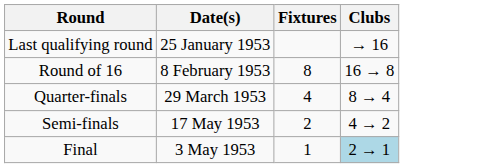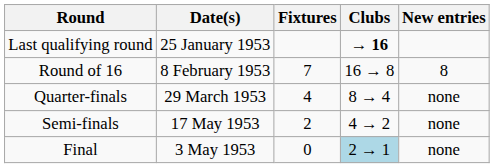+ column: (444, 17)
(369, 44) normal -> (369, 44) bold
(307, 70) 8 -> (307, 70) 7
(307, 149) 1 -> (307, 149) 0
